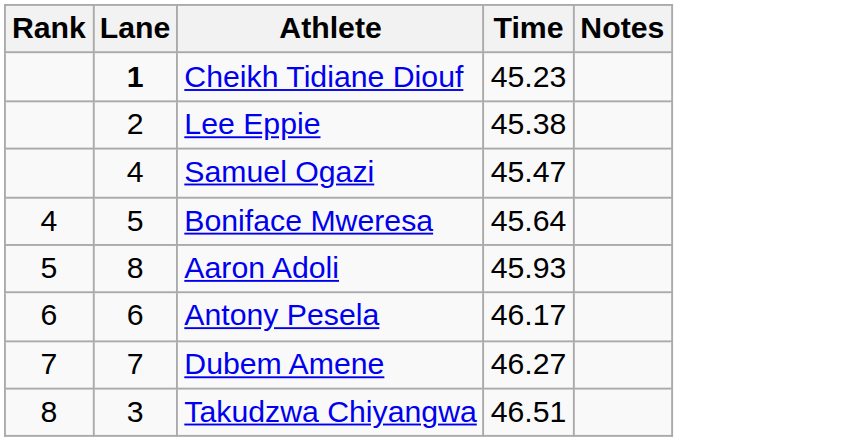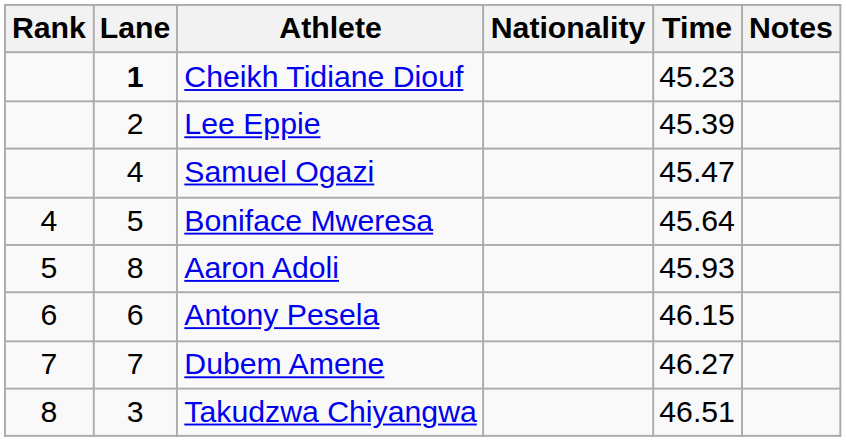+ column: (568, 28)
(529, 124) 45.38 -> (697, 124) 45.39
(529, 316) 46.17 -> (697, 316) 46.15
